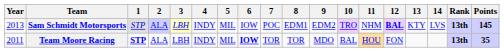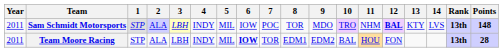(15, 25) 2013 -> (15, 25) 2011
(296, 25) EDM1 -> (295, 25) TOR
(324, 25) EDM2 -> (323, 25) MDO
(485, 25) 145 -> (484, 25) 148
(138, 39) bold -> (138, 39) normal
(296, 39) TOR -> (295, 39) EDM1
(324, 39) MDO -> (323, 39) EDM2
(485, 39) 35 -> (484, 39) 28
